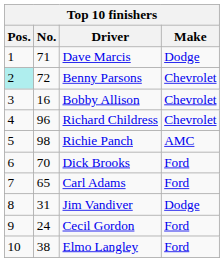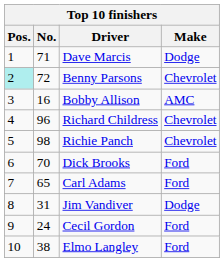(190, 99) Chevrolet -> (179, 99) AMC
(179, 141) AMC -> (190, 141) Chevrolet
